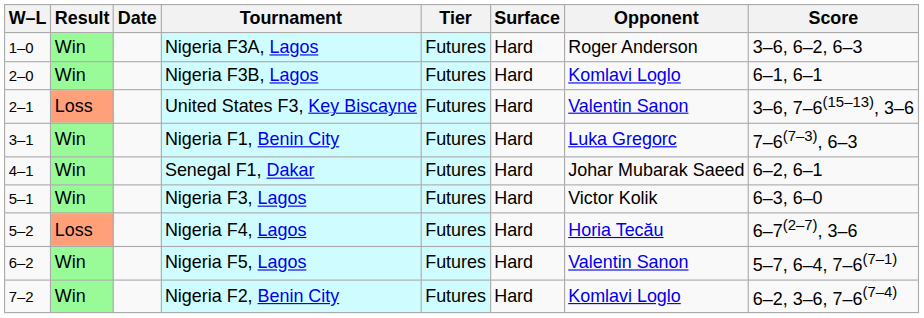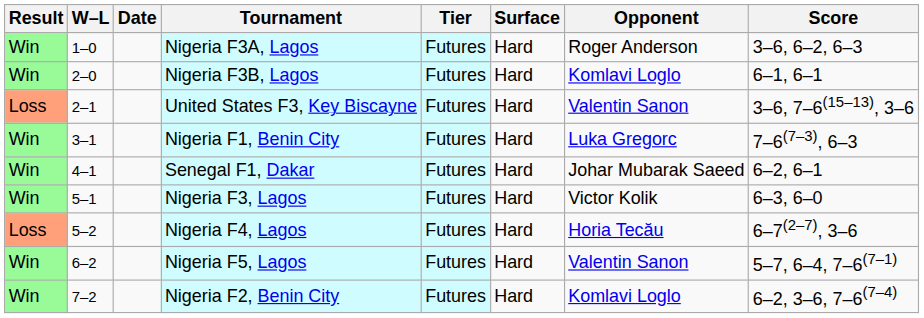columns swapped: (82, 18) <-> (28, 18)
